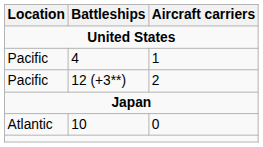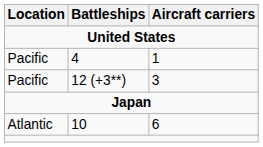(156, 80) 2 -> (156, 80) 3
(156, 124) 0 -> (156, 124) 6
